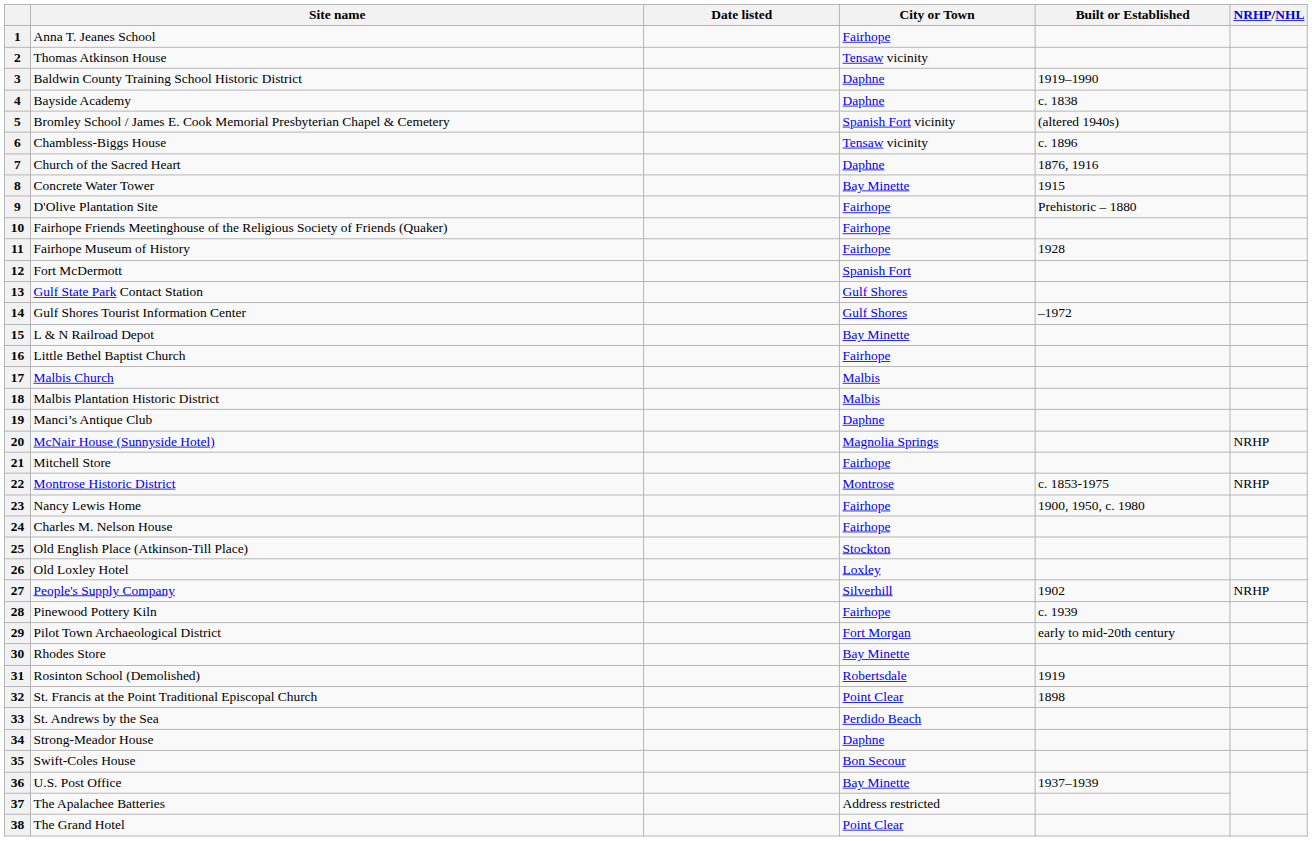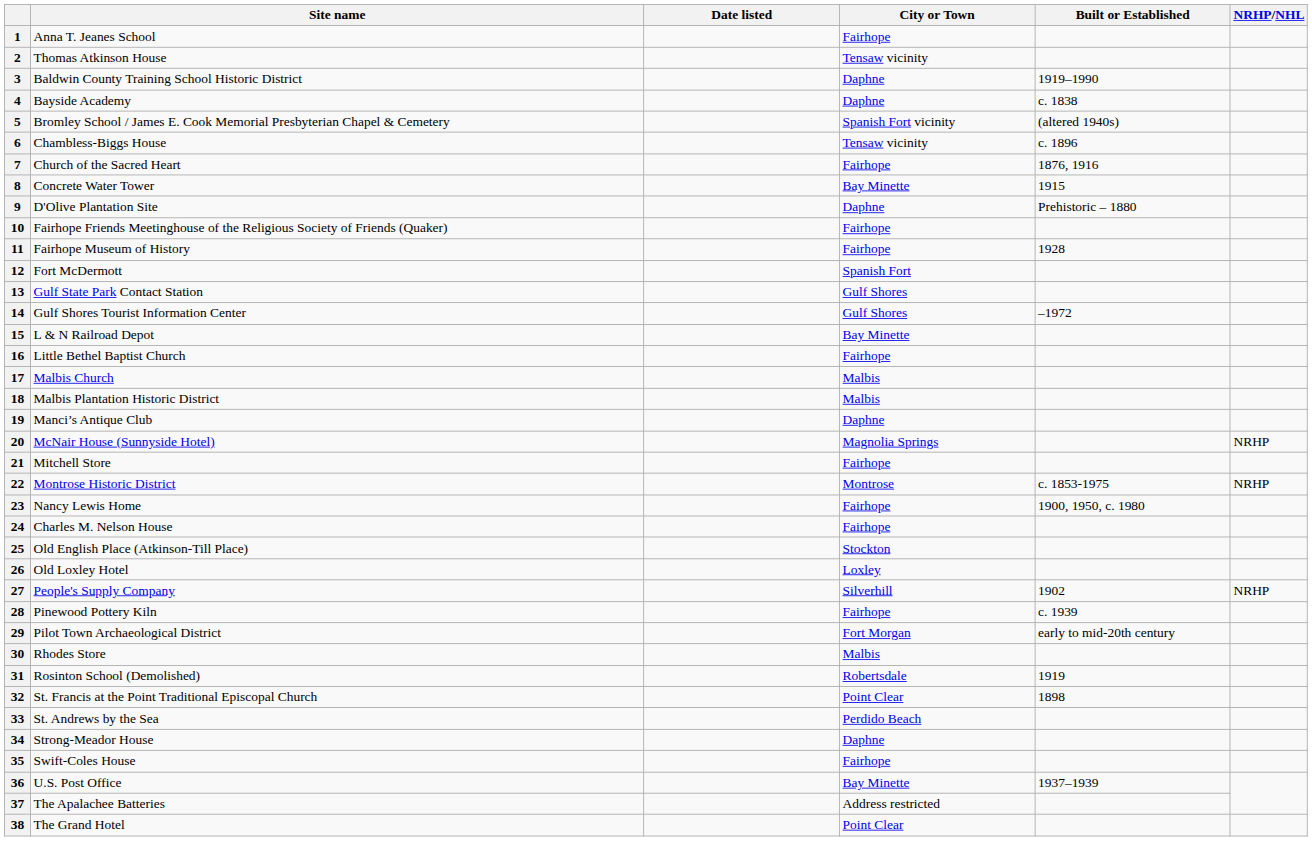(863, 164) Daphne -> (866, 164) Fairhope
(866, 206) Fairhope -> (863, 206) Daphne
(876, 654) Bay Minette -> (861, 654) Malbis
(874, 761) Bon Secour -> (866, 761) Fairhope
